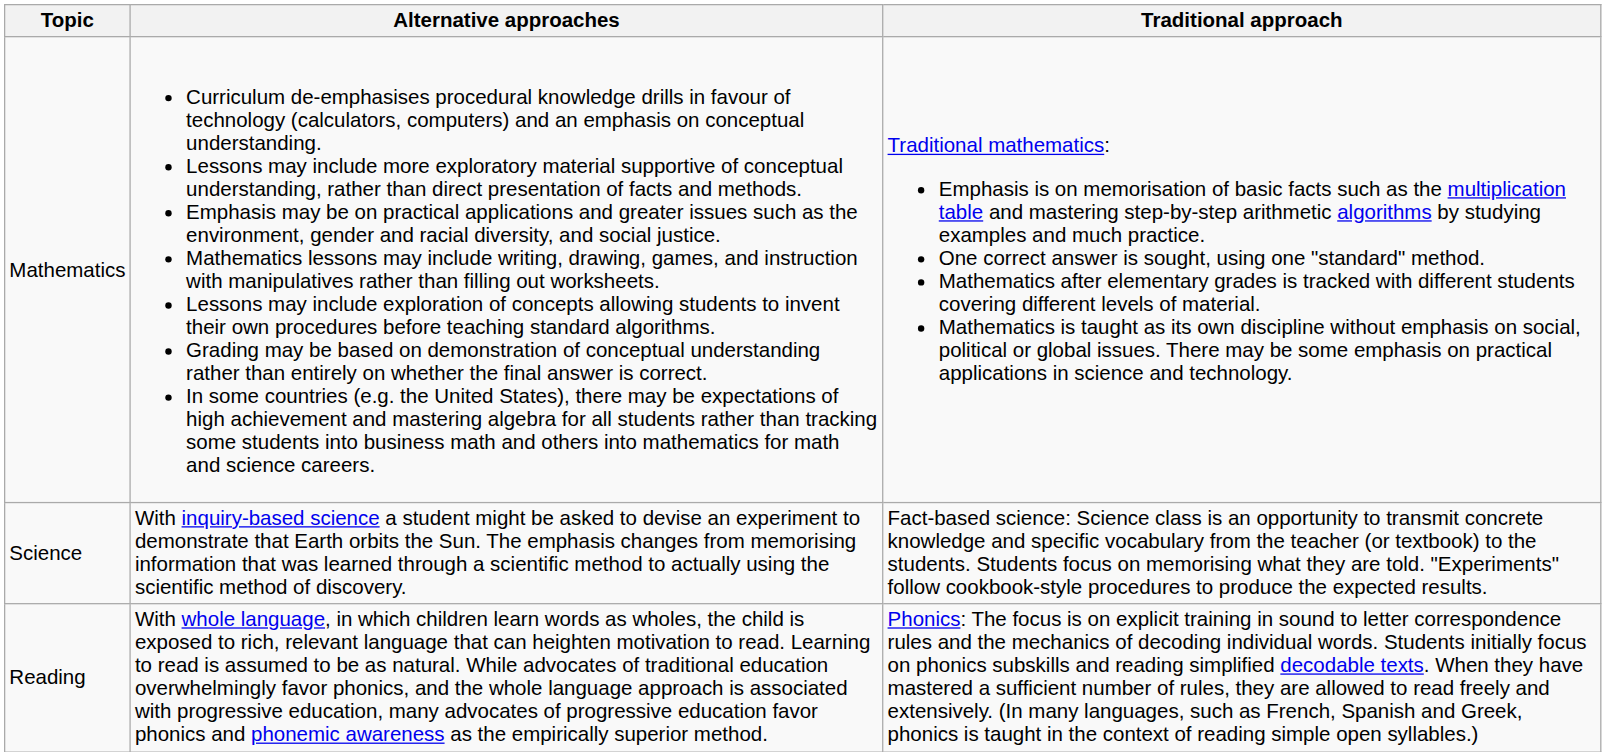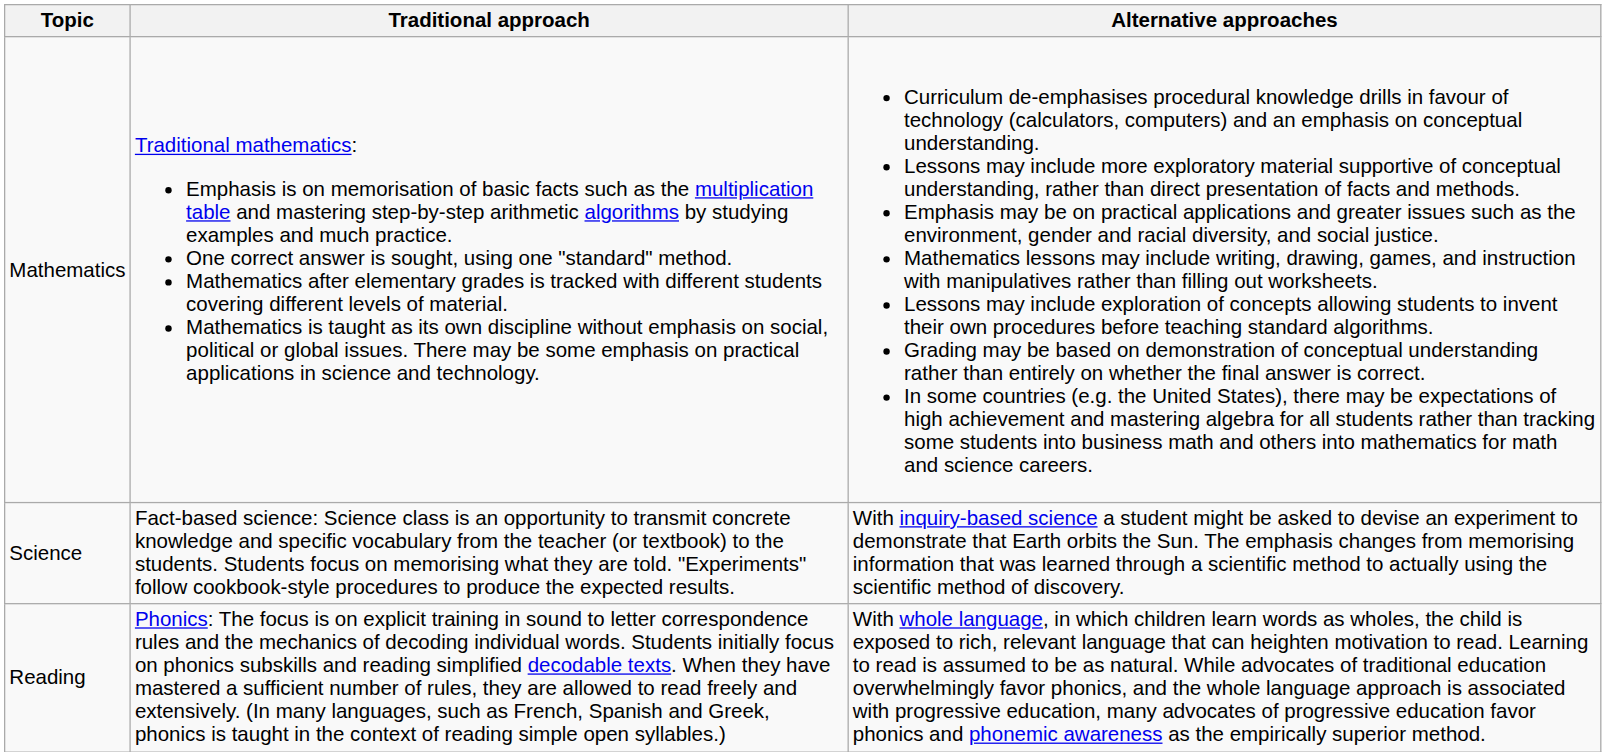columns swapped: (1242, 20) <-> (507, 20)
